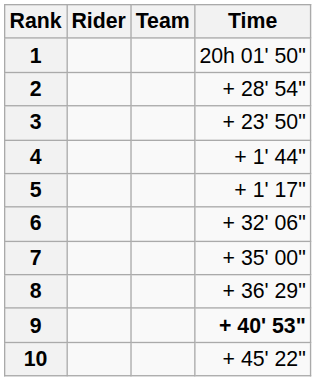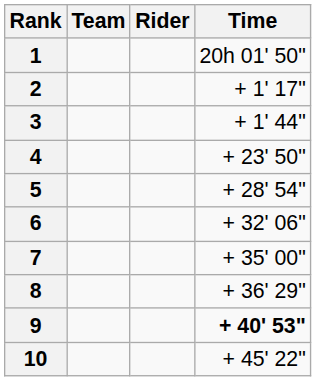columns swapped: (99, 21) <-> (163, 21)
(264, 88) + 28' 54" -> (270, 88) + 1' 17"
(264, 122) + 23' 50" -> (270, 122) + 1' 44"
(270, 156) + 1' 44" -> (264, 156) + 23' 50"
(270, 190) + 1' 17" -> (264, 190) + 28' 54"
